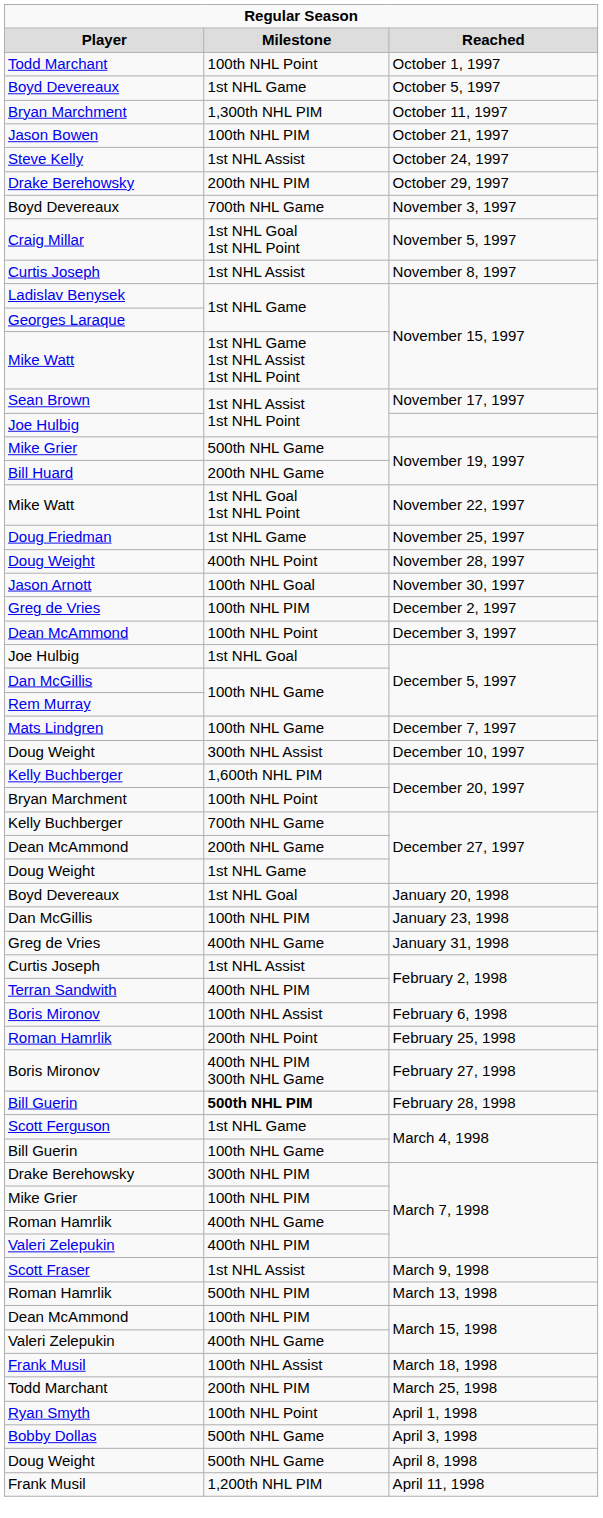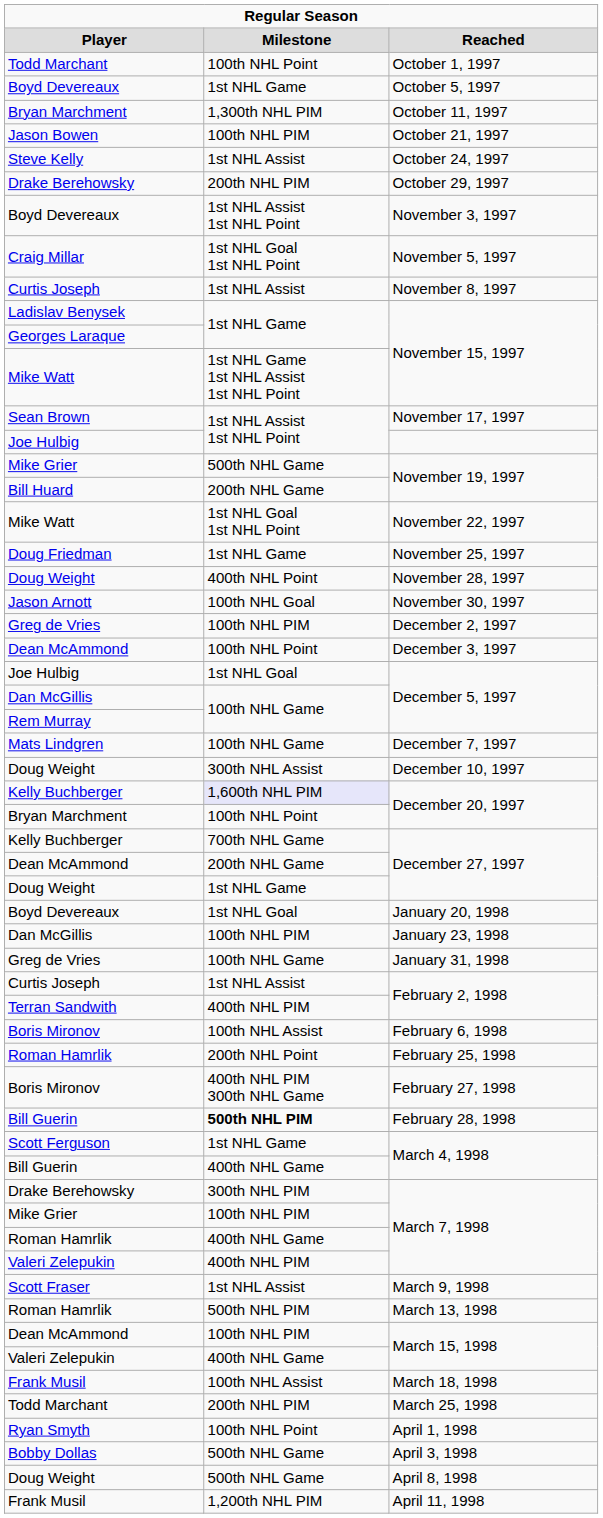(266, 207) 700th NHL Game -> (256, 215) 1st NHL Assist 1st NHL Point
(265, 775) no background -> (265, 792) lavender background
(266, 942) 400th NHL Game -> (266, 959) 100th NHL Game
(266, 1150) 100th NHL Game -> (266, 1167) 400th NHL Game
